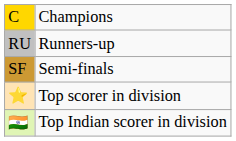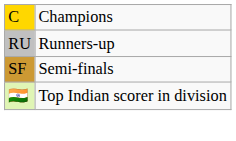- row: (18, 96)
